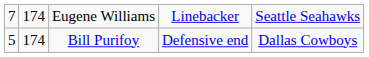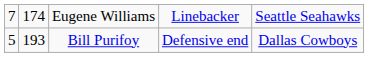(34, 40) 174 -> (34, 40) 193
